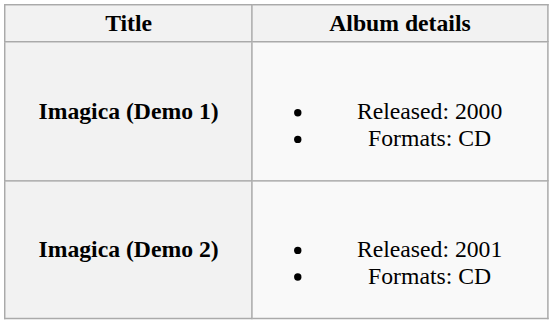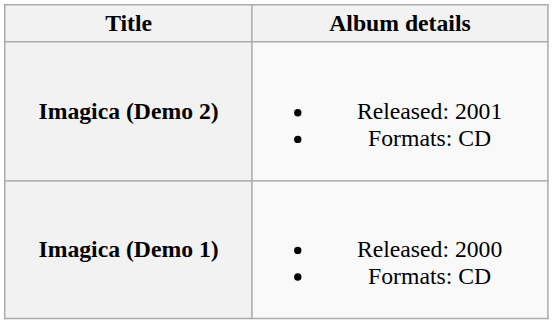rows swapped: (129, 111) <-> (129, 249)
